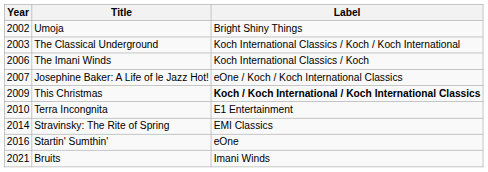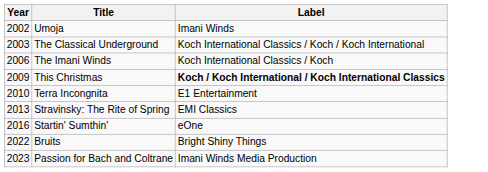(258, 28) Bright Shiny Things -> (206, 28) Imani Winds
- row: (122, 77)
(18, 126) 2014 -> (18, 110) 2013
(18, 158) 2021 -> (18, 142) 2022
(242, 158) Imani Winds -> (222, 142) Bright Shiny Things
+ row: (104, 158)
